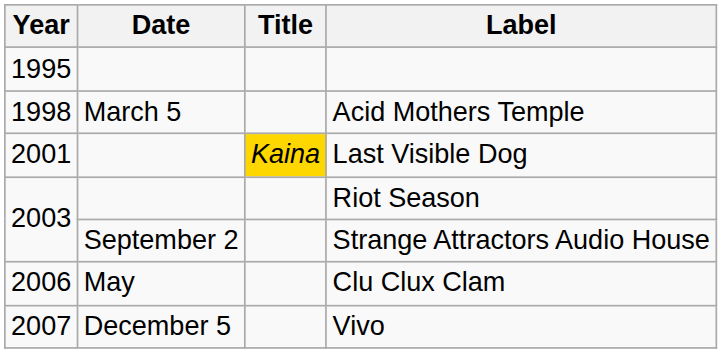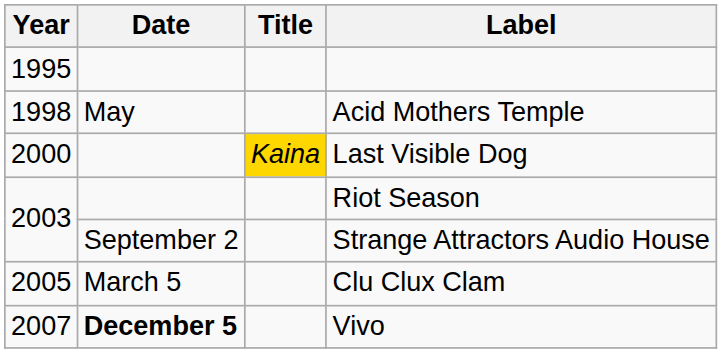(133, 111) March 5 -> (109, 111) May
(41, 154) 2001 -> (41, 154) 2000
(41, 283) 2006 -> (41, 283) 2005
(109, 283) May -> (133, 283) March 5
(157, 326) normal -> (160, 326) bold
